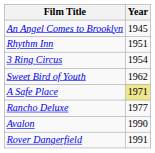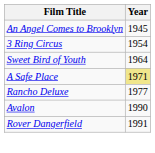- row: (30, 44)
(138, 76) 1962 -> (138, 60) 1964
